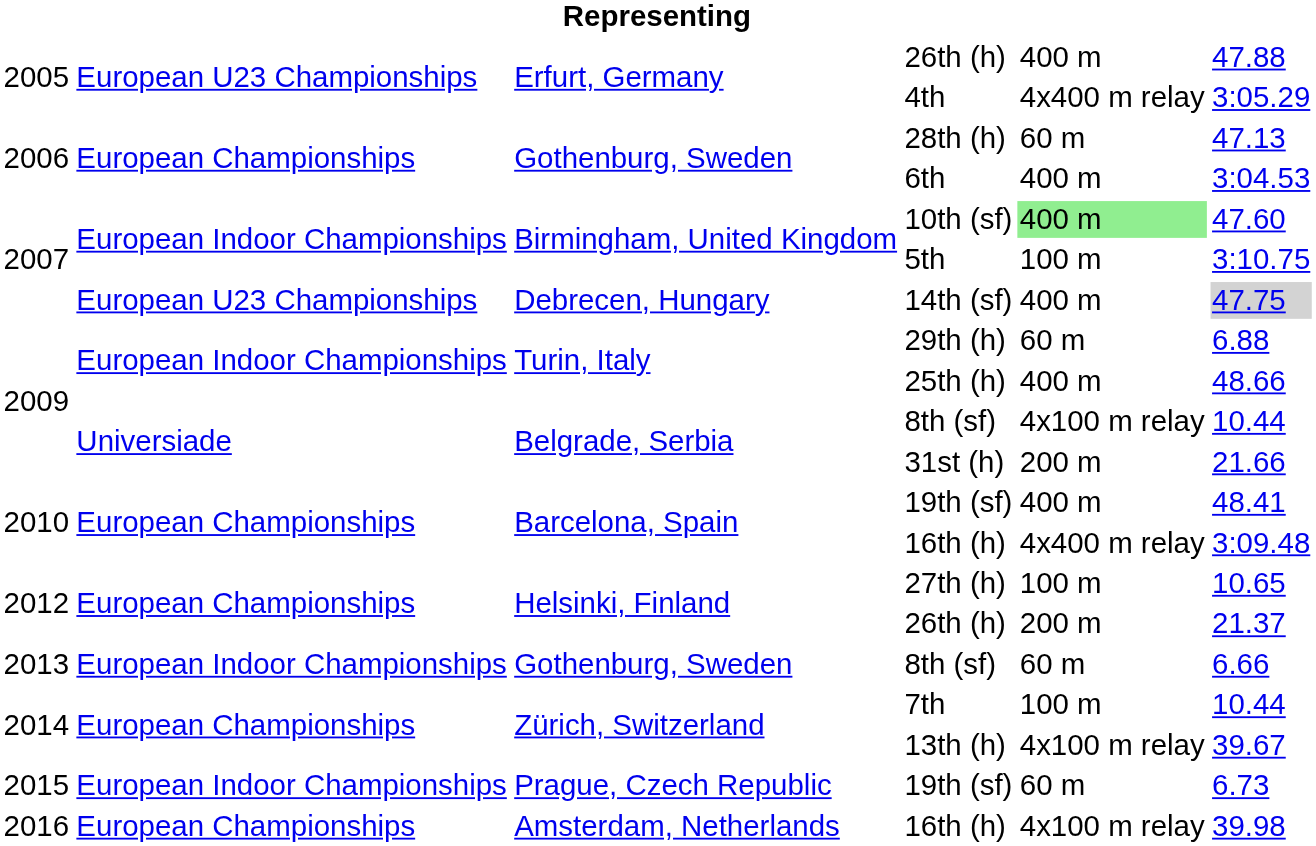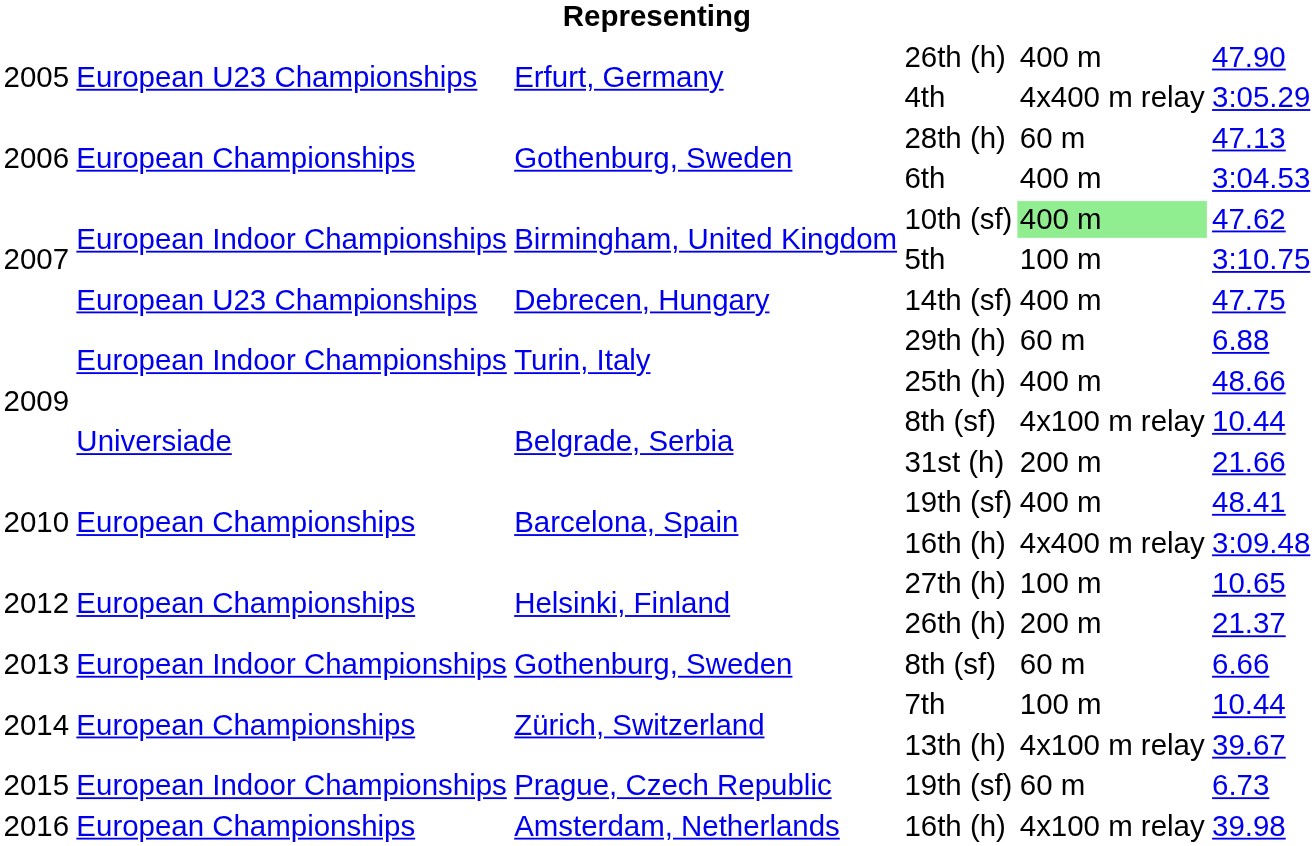(1249, 57) 47.88 -> (1249, 57) 47.90
(1249, 219) 47.60 -> (1249, 219) 47.62
(1249, 300) lightgrey background -> (1249, 300) no background
